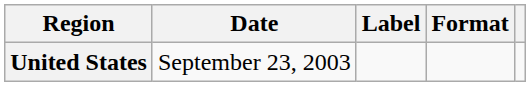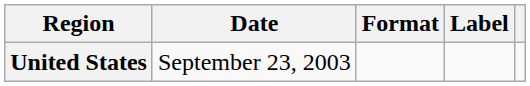columns swapped: (470, 23) <-> (391, 23)
